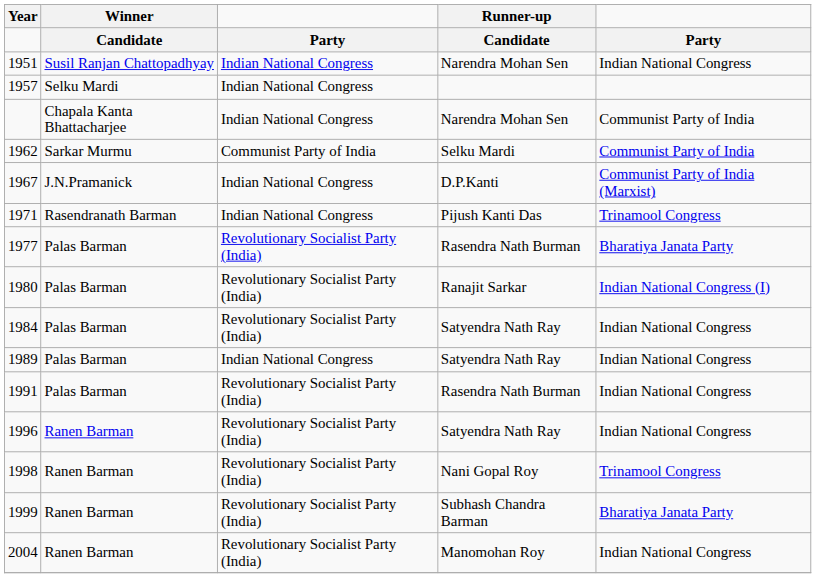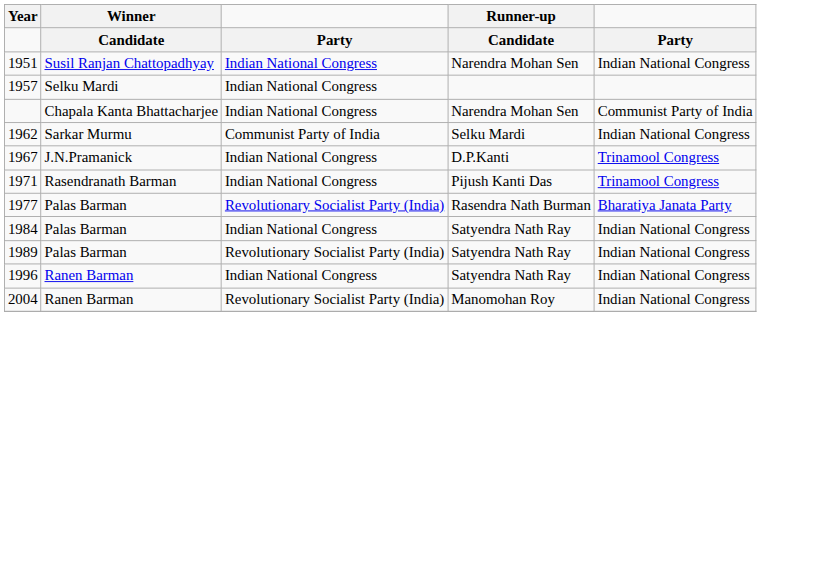(677, 151) Communist Party of India -> (674, 134) Indian National Congress
(677, 183) Communist Party of India (Marxist) -> (658, 157) Trinamool Congress
- row: (23, 287)
(309, 327) Revolutionary Socialist Party (India) -> (301, 228) Indian National Congress
(297, 359) Indian National Congress -> (335, 252) Revolutionary Socialist Party (India)
- row: (23, 391)
(309, 431) Revolutionary Socialist Party (India) -> (301, 275) Indian National Congress
- row: (23, 472)
- row: (23, 512)
